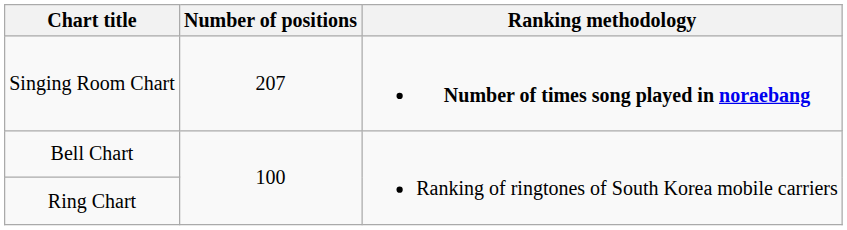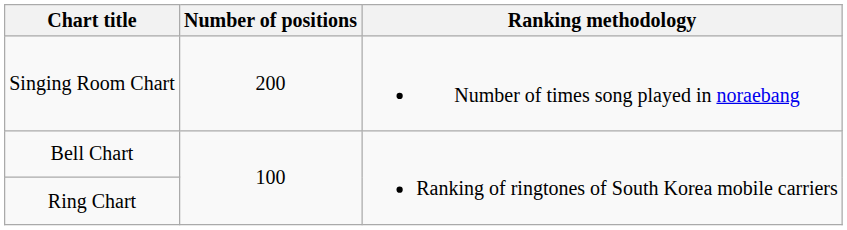(271, 83) 207 -> (271, 83) 200
(602, 95) bold -> (602, 95) normal
